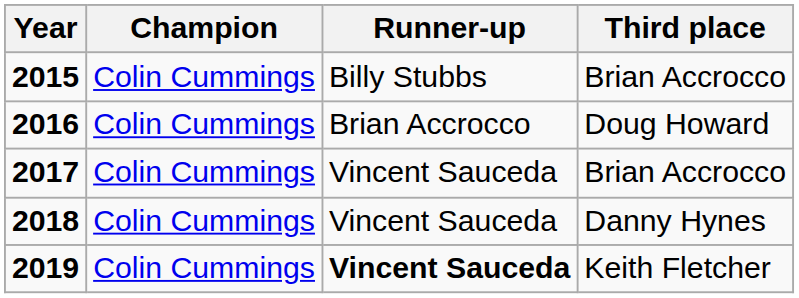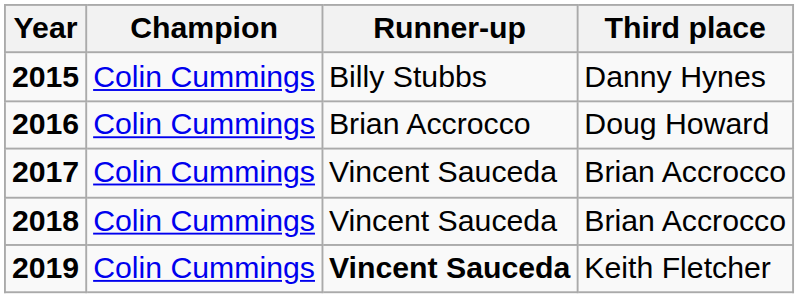(685, 76) Brian Accrocco -> (675, 76) Danny Hynes
(675, 220) Danny Hynes -> (685, 220) Brian Accrocco
